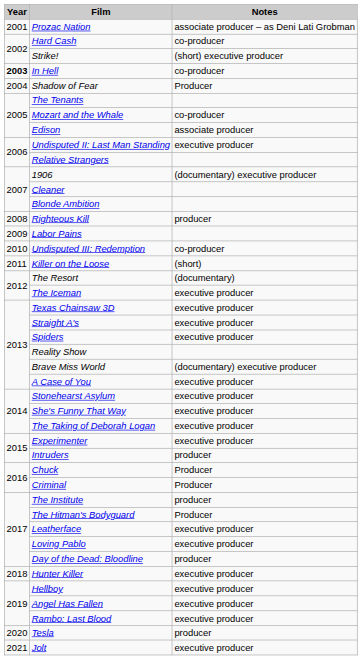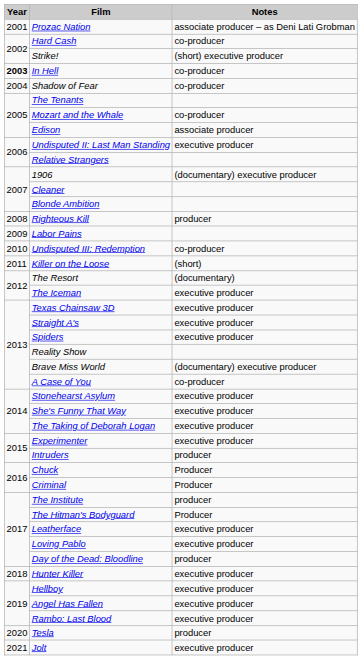(193, 86) Producer -> (199, 86) co-producer
(214, 382) executive producer -> (199, 382) co-producer
